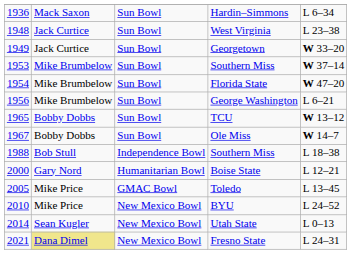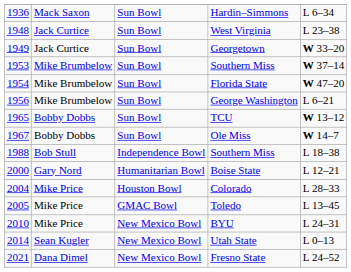+ row: (18, 188)
(321, 205) L 24–52 -> (321, 223) L 24–31
(61, 240) khaki background -> (61, 258) no background
(321, 240) L 24–31 -> (321, 258) L 24–52
